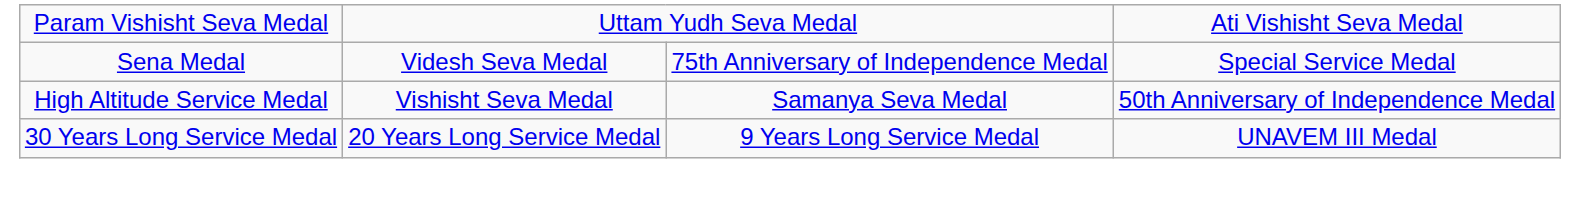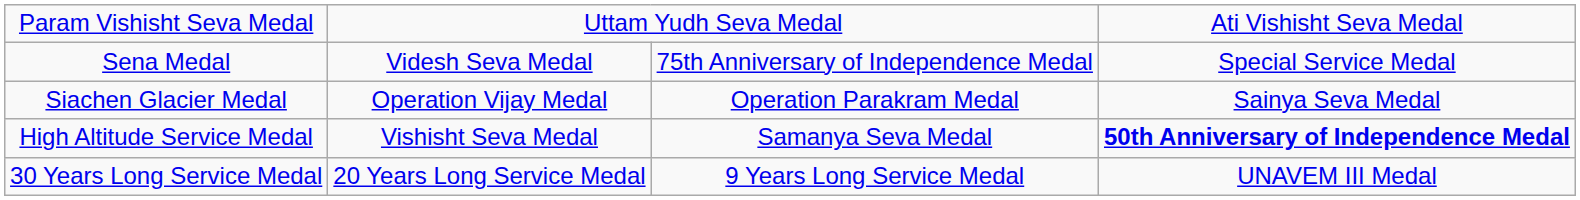+ row: (166, 99)
(1337, 99) normal -> (1337, 137) bold
